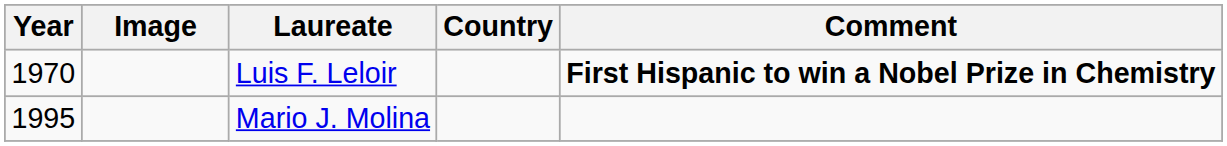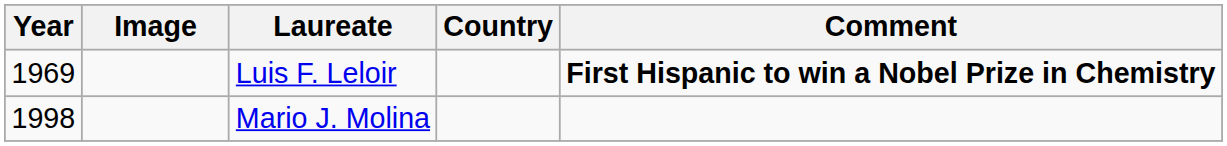(43, 72) 1970 -> (43, 72) 1969
(43, 118) 1995 -> (43, 118) 1998
